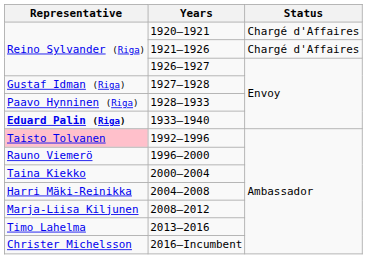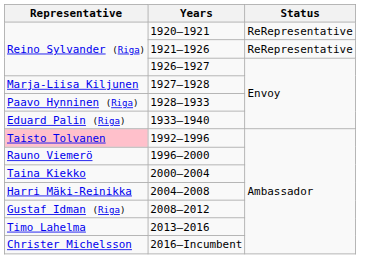(303, 31) Chargé d'Affaires -> (300, 31) ReRepresentative
(303, 49) Chargé d'Affaires -> (300, 49) ReRepresentative
(66, 85) Gustaf Idman (Riga) -> (73, 85) Marja-Liisa Kiljunen
(66, 120) bold -> (66, 120) normal
(73, 209) Marja-Liisa Kiljunen -> (66, 209) Gustaf Idman (Riga)
